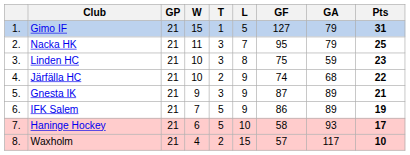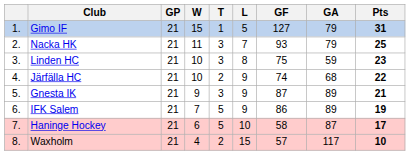(281, 45) 95 -> (281, 45) 93
(331, 126) 93 -> (331, 126) 87
